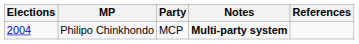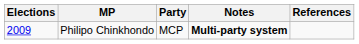(19, 30) 2004 -> (19, 30) 2009
